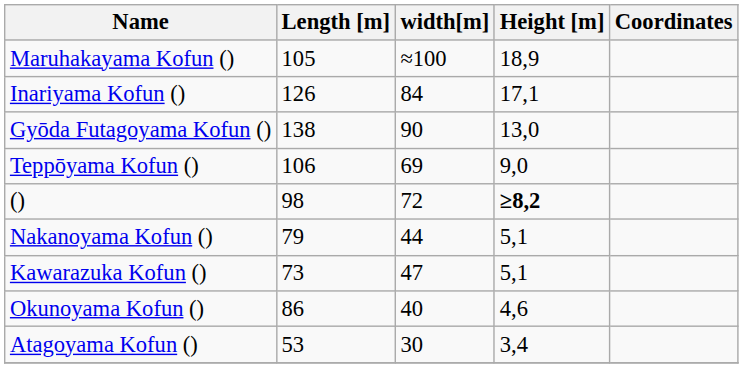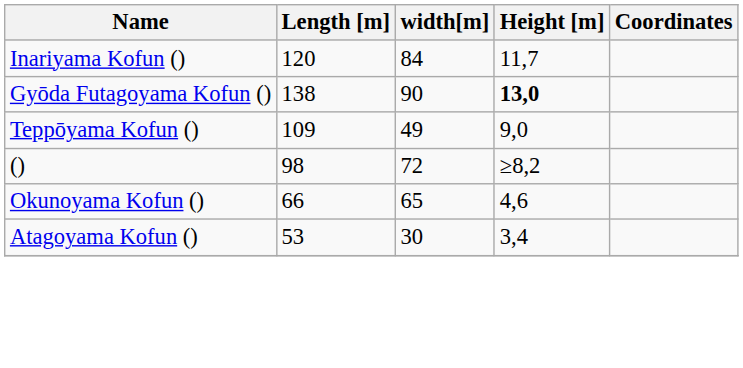- row: (122, 58)
(298, 93) 126 -> (298, 58) 120
(520, 93) 17,1 -> (519, 58) 11,7
(520, 129) normal -> (520, 93) bold
(298, 165) 106 -> (298, 129) 109
(412, 165) 69 -> (412, 129) 49
(520, 201) bold -> (520, 165) normal
- row: (111, 237)
- row: (108, 272)
(293, 308) 86 -> (293, 201) 66
(412, 308) 40 -> (412, 201) 65
